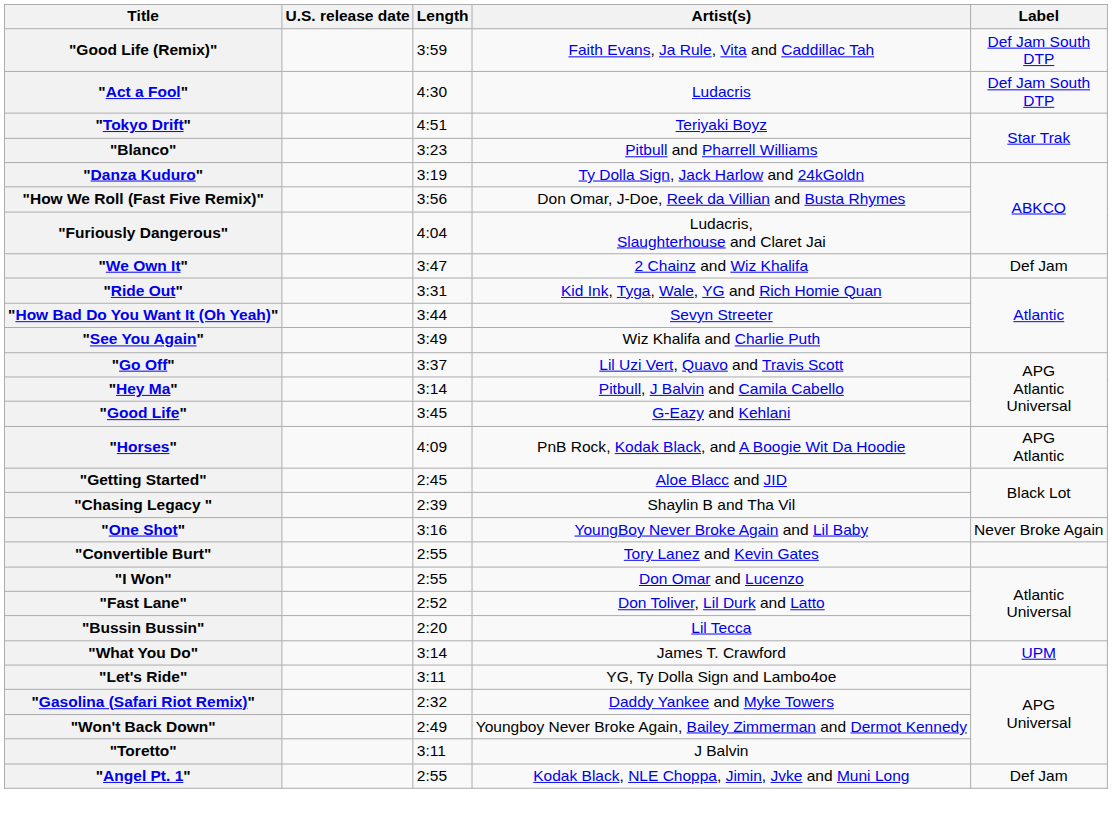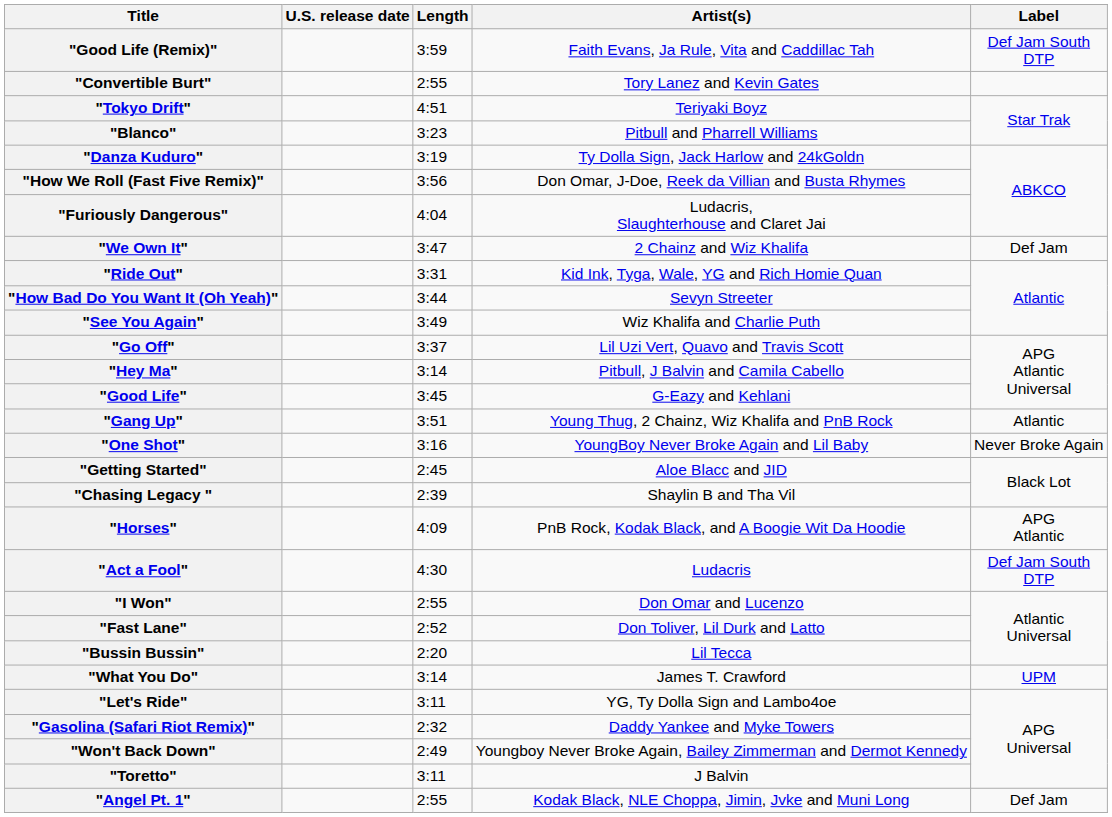rows swapped: (143, 92) <-> (143, 554)
+ row: (143, 420)
rows swapped: (143, 447) <-> (143, 529)
